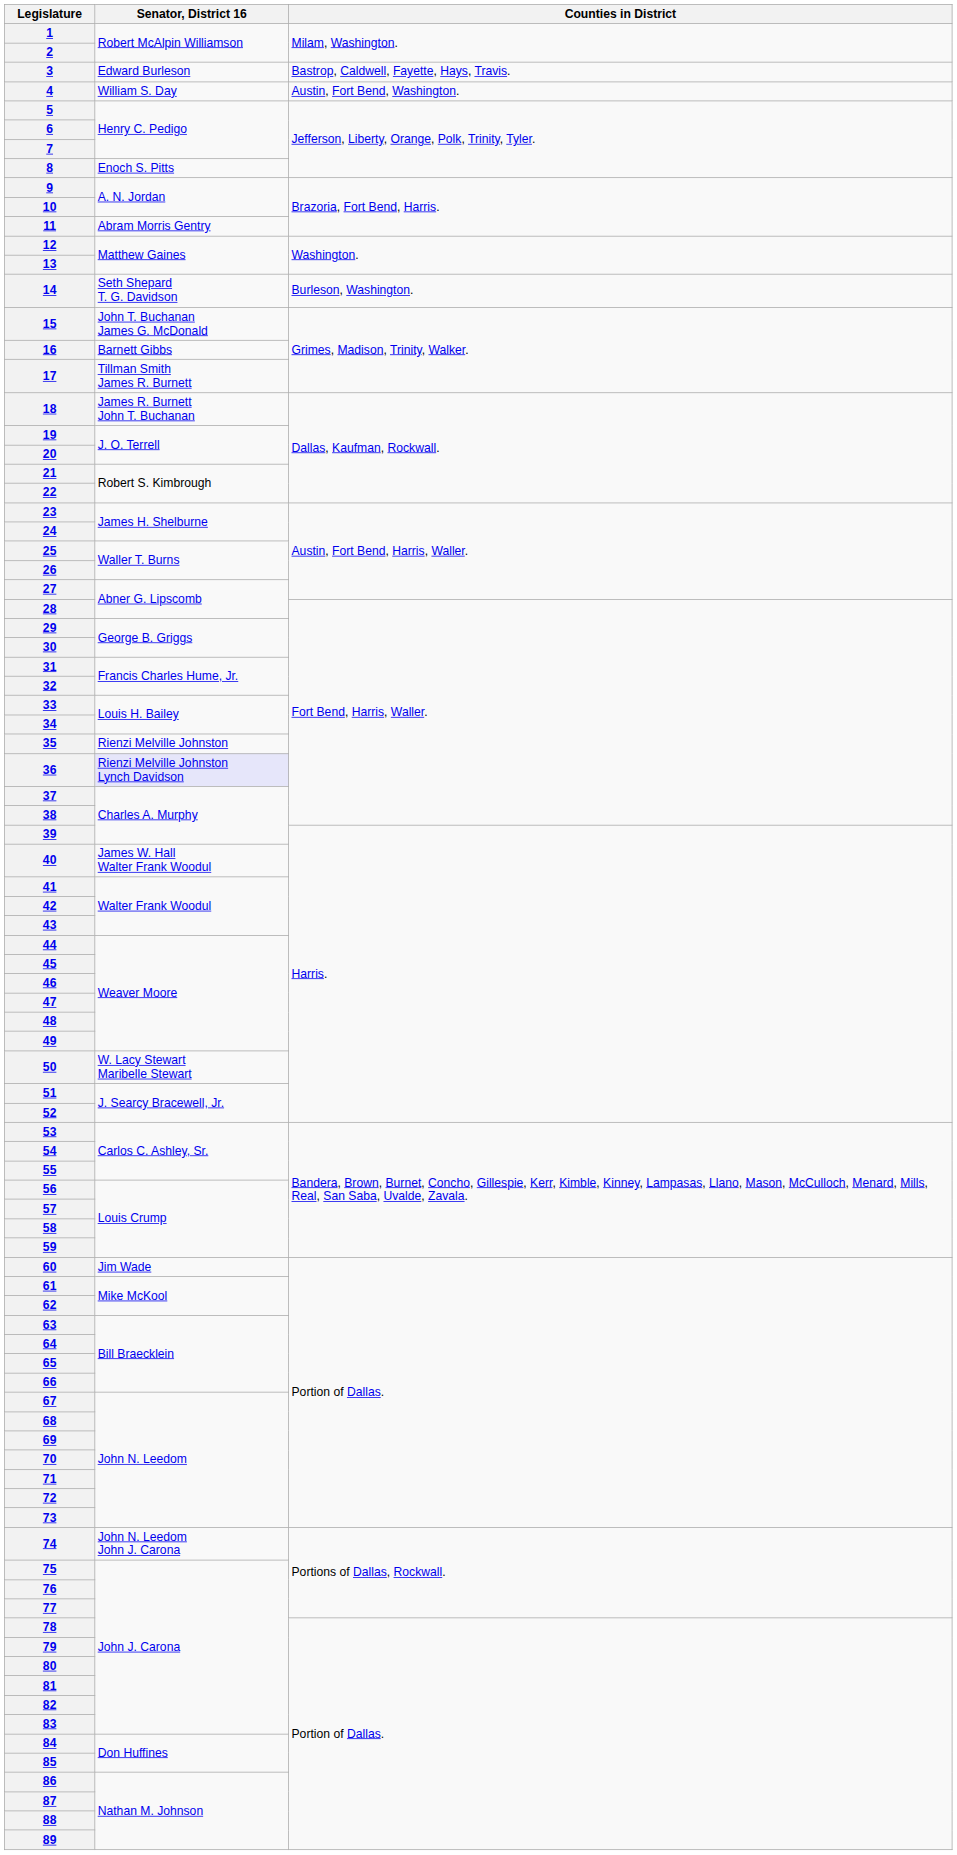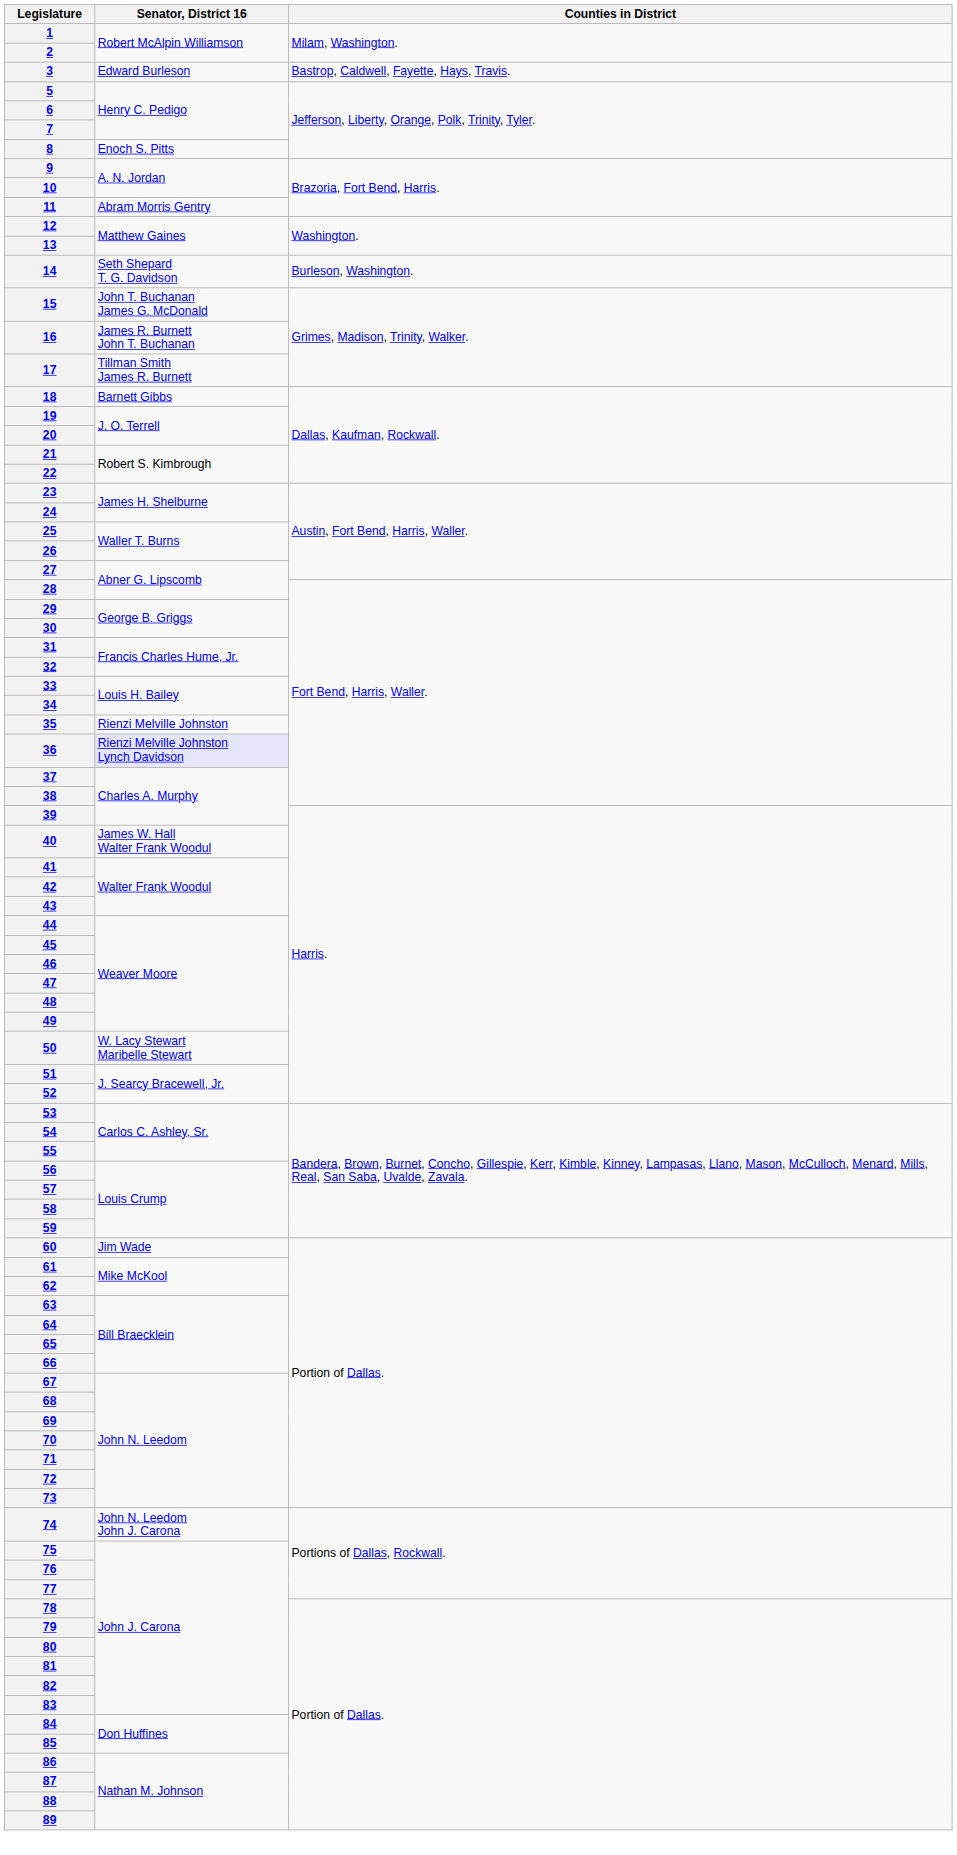- row: (50, 91)
(135, 350) Barnett Gibbs -> (146, 337) James R. Burnett John T. Buchanan
(146, 409) James R. Burnett John T. Buchanan -> (135, 396) Barnett Gibbs
